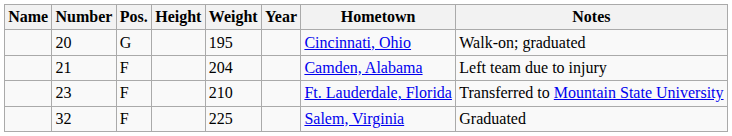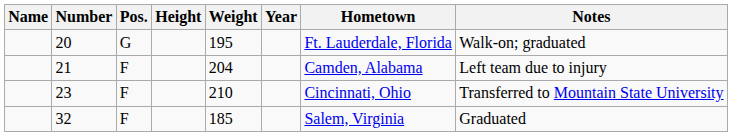(358, 42) Cincinnati, Ohio -> (378, 42) Ft. Lauderdale, Florida
(378, 93) Ft. Lauderdale, Florida -> (358, 93) Cincinnati, Ohio
(221, 118) 225 -> (221, 118) 185
